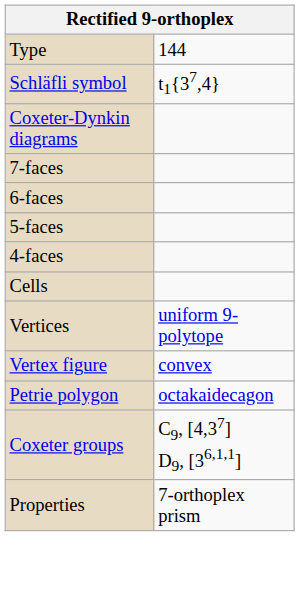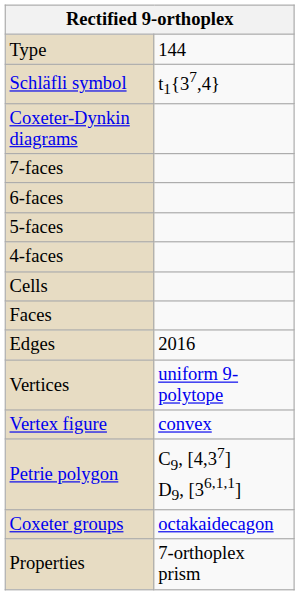+ row: (31, 315)
+ row: (32, 344)
(216, 395) octakaidecagon -> (200, 474) C9, [4,37] D9, [36,1,1]
(200, 444) C9, [4,37] D9, [36,1,1] -> (216, 524) octakaidecagon
